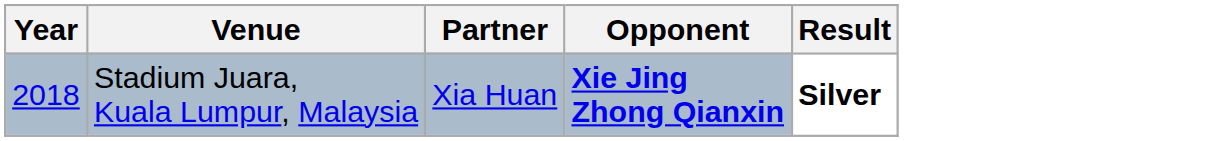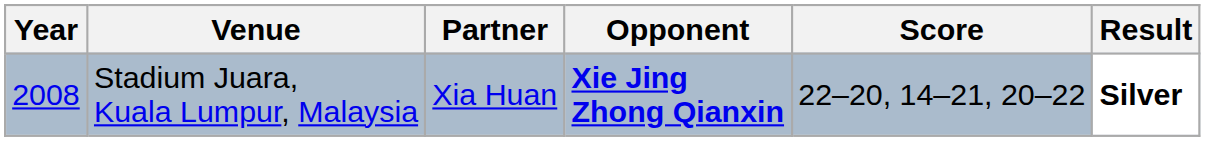+ column: (942, 29)
(46, 94) 2018 -> (46, 94) 2008
